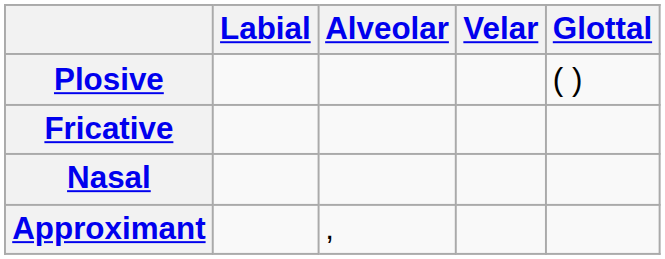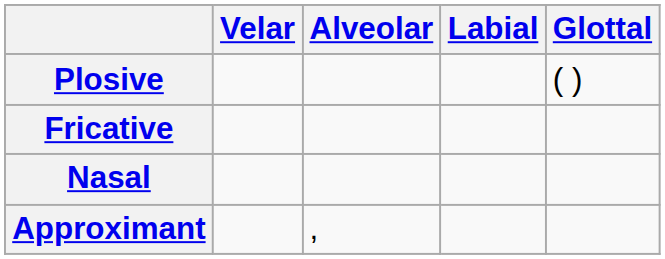columns swapped: (265, 29) <-> (501, 29)
